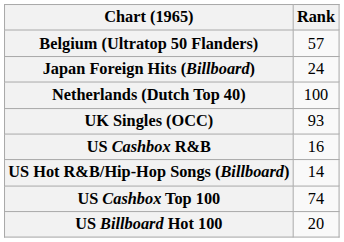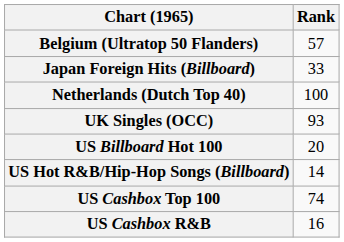(316, 69) 24 -> (316, 69) 33
rows swapped: (149, 224) <-> (149, 146)
